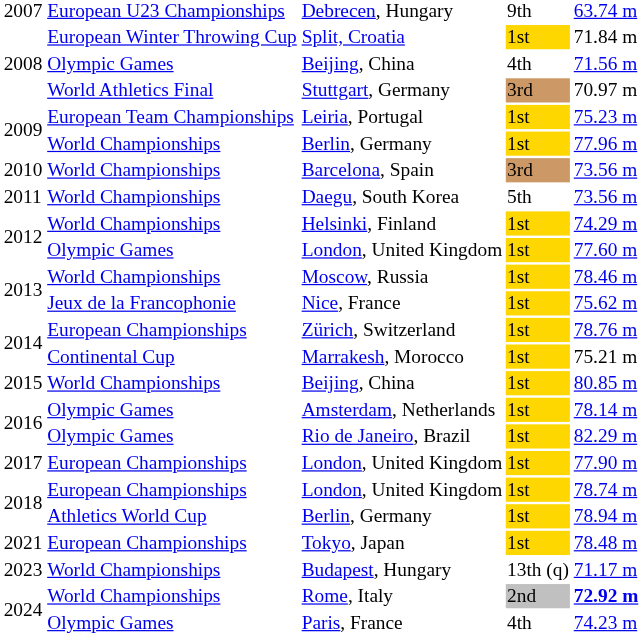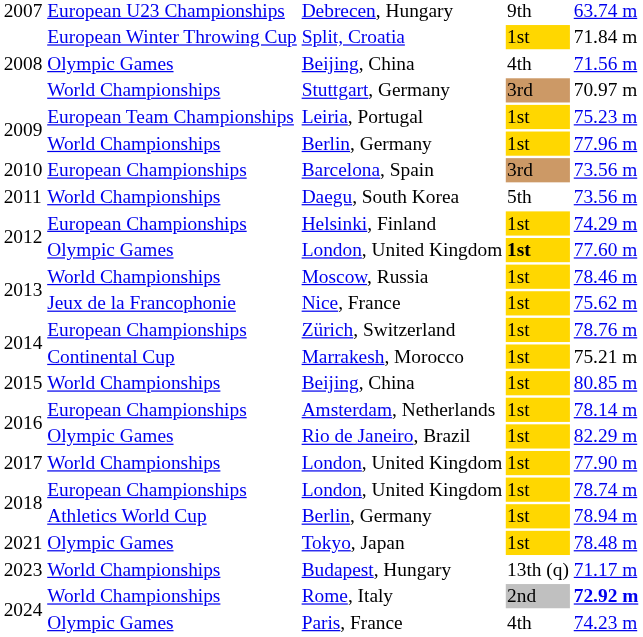(130, 90) World Athletics Final -> (134, 90) World Championships
(134, 170) World Championships -> (147, 170) European Championships
(134, 223) World Championships -> (147, 223) European Championships
(518, 249) normal -> (519, 249) bold
(110, 409) Olympic Games -> (147, 409) European Championships
(147, 462) European Championships -> (134, 462) World Championships
(147, 542) European Championships -> (110, 542) Olympic Games
